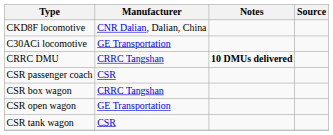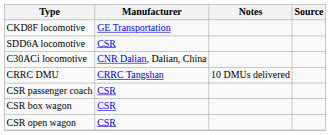(152, 28) CNR Dalian, Dalian, China -> (134, 28) GE Transportation
+ row: (46, 43)
(134, 43) GE Transportation -> (152, 59) CNR Dalian, Dalian, China
(252, 59) bold -> (250, 75) normal
(130, 91) CRRC Tangshan -> (107, 106) CSR
(134, 106) GE Transportation -> (107, 122) CSR
- row: (40, 122)
